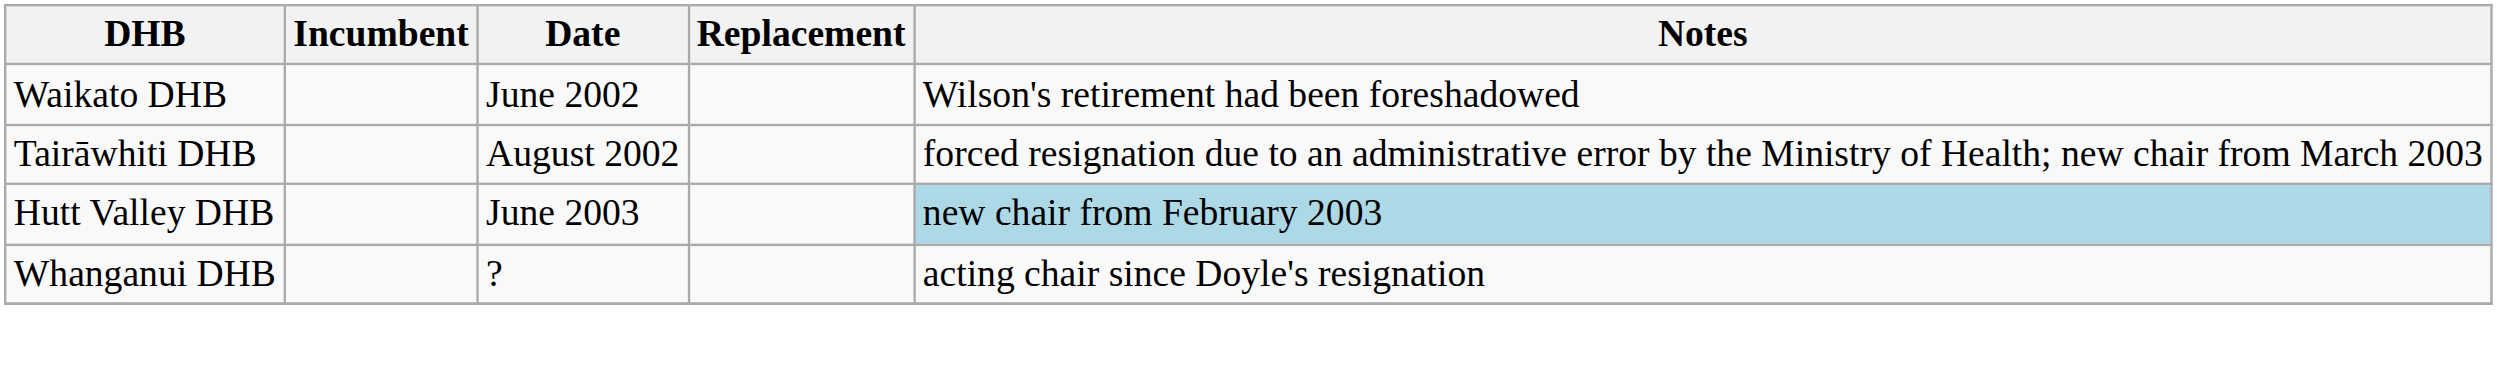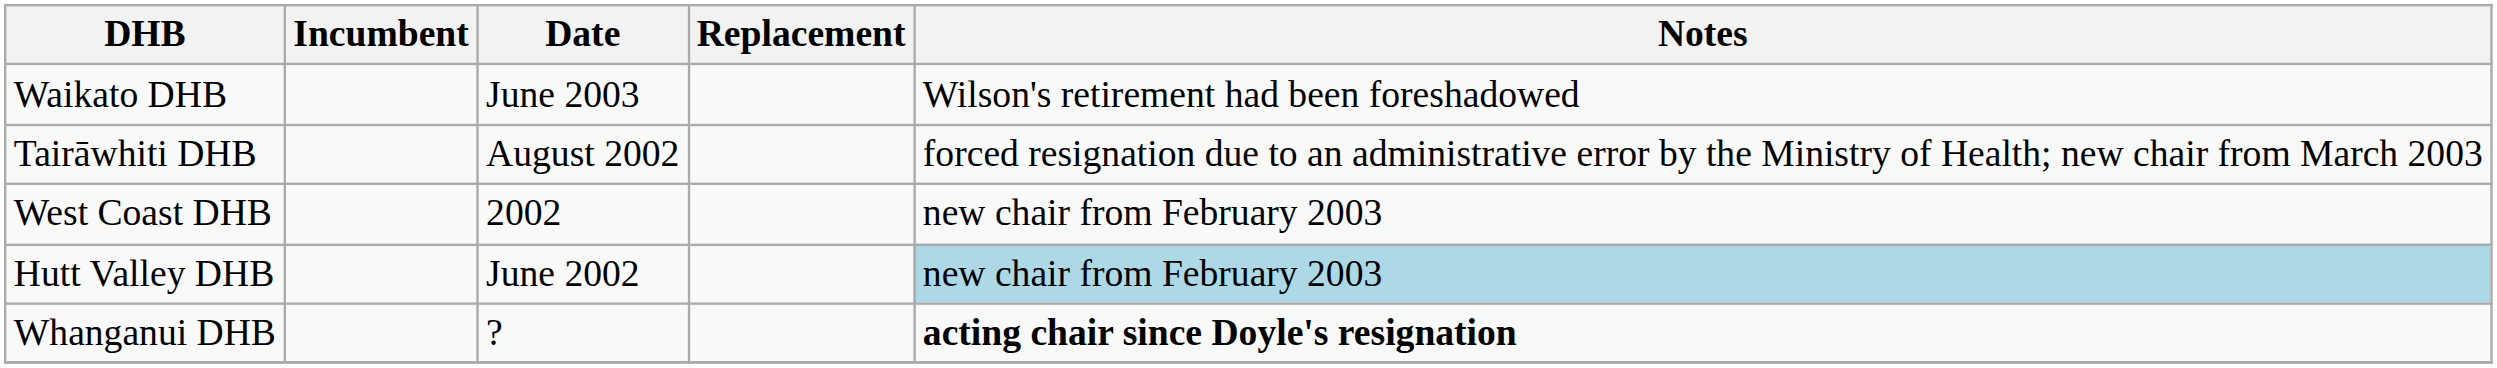(563, 93) June 2002 -> (563, 93) June 2003
+ row: (143, 213)
(563, 213) June 2003 -> (563, 272) June 2002
(1204, 272) normal -> (1220, 332) bold
